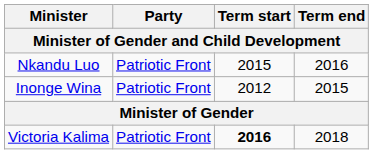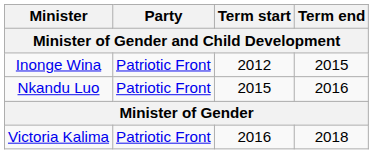rows swapped: (59, 88) <-> (59, 64)
(254, 137) bold -> (254, 137) normal
